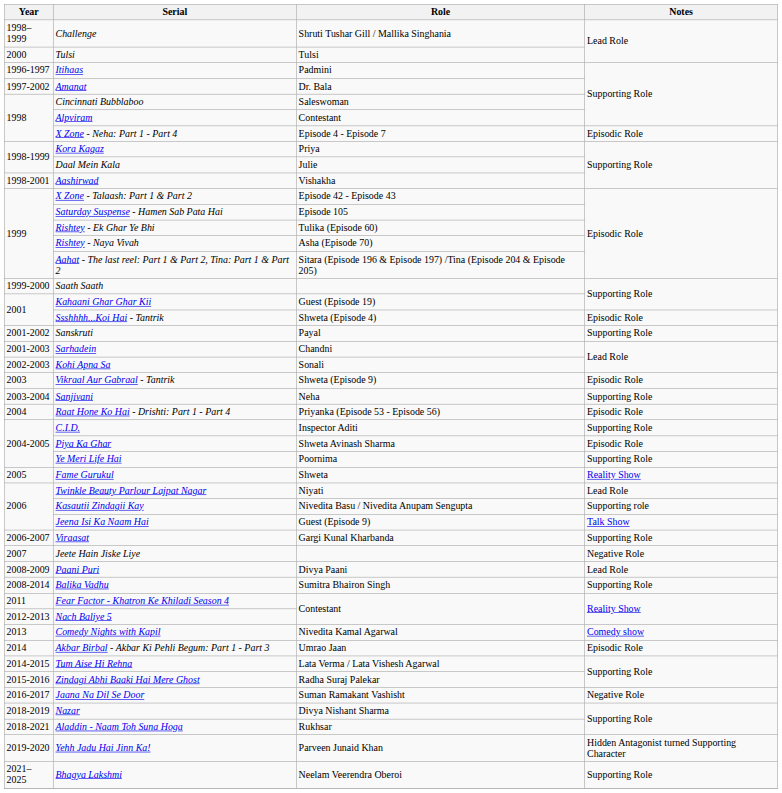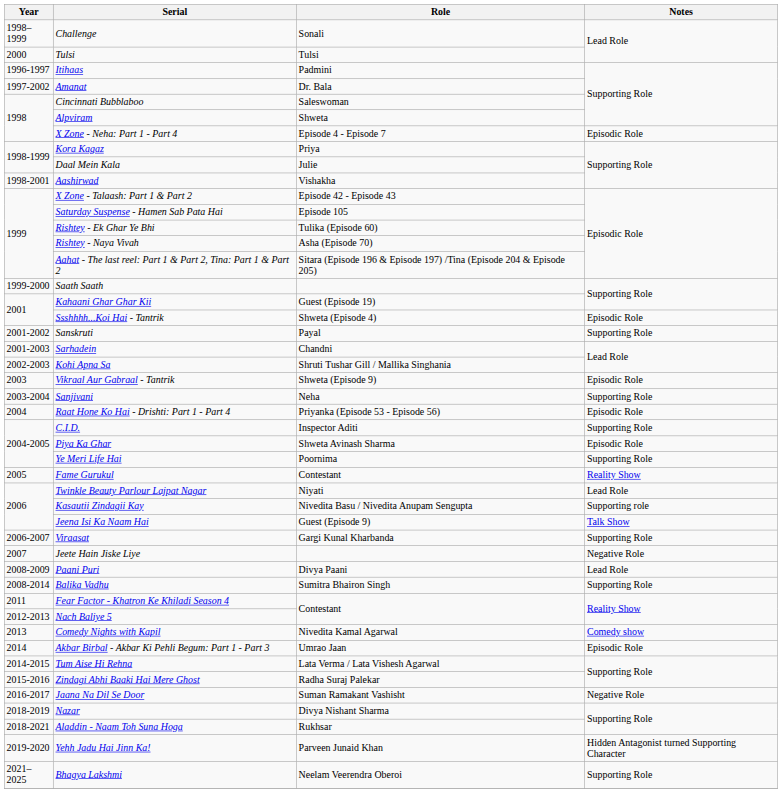(375, 33) Shruti Tushar Gill / Mallika Singhania -> (311, 33) Sonali
(320, 117) Contestant -> (313, 117) Shweta
(311, 365) Sonali -> (375, 365) Shruti Tushar Gill / Mallika Singhania
(313, 475) Shweta -> (320, 475) Contestant
